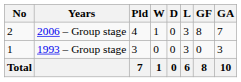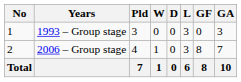rows swapped: (82, 49) <-> (82, 31)
